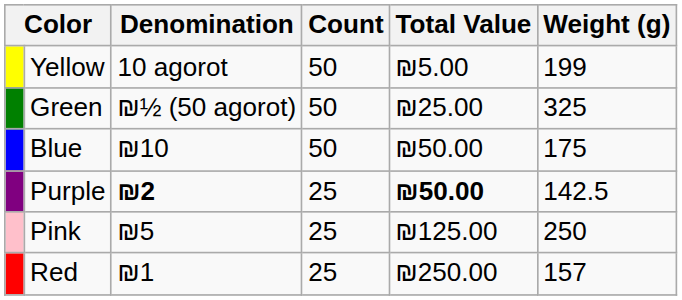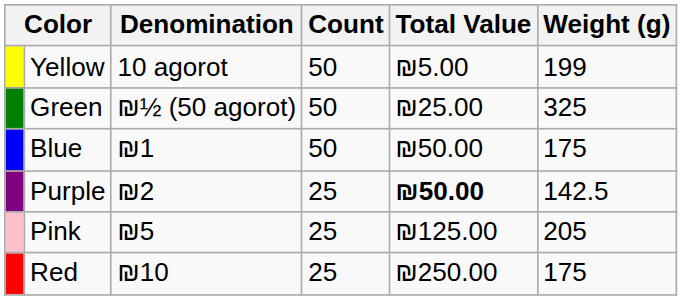(143, 149) ₪10 -> (136, 149) ₪1
(136, 190) bold -> (136, 190) normal
(565, 231) 250 -> (565, 231) 205
(136, 273) ₪1 -> (143, 273) ₪10
(565, 273) 157 -> (565, 273) 175
